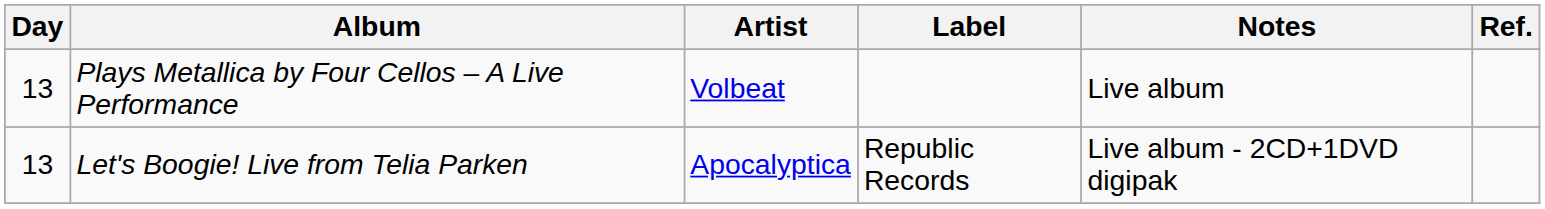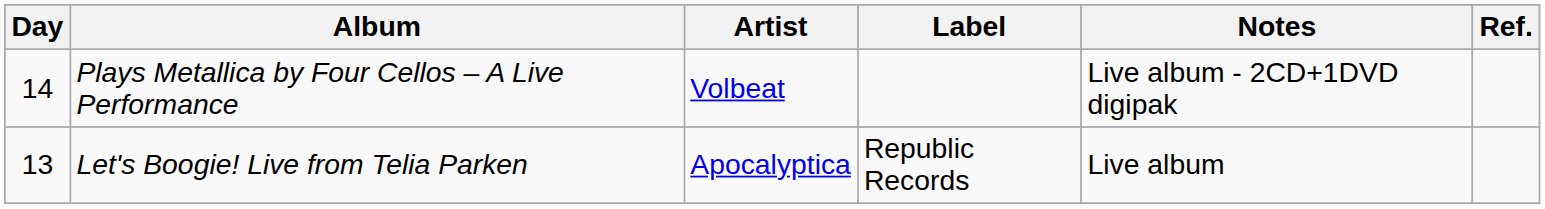(37, 87) 13 -> (37, 87) 14
(1156, 87) Live album -> (1243, 87) Live album - 2CD+1DVD digipak
(1243, 164) Live album - 2CD+1DVD digipak -> (1156, 164) Live album
